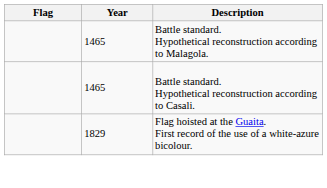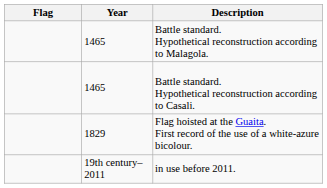+ row: (195, 168)
